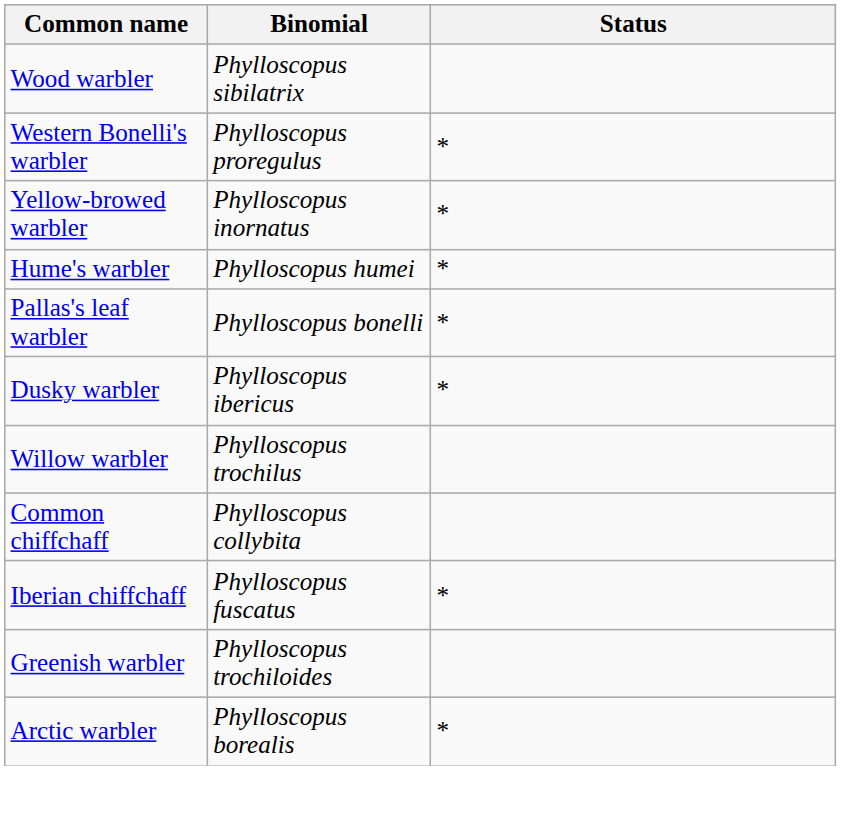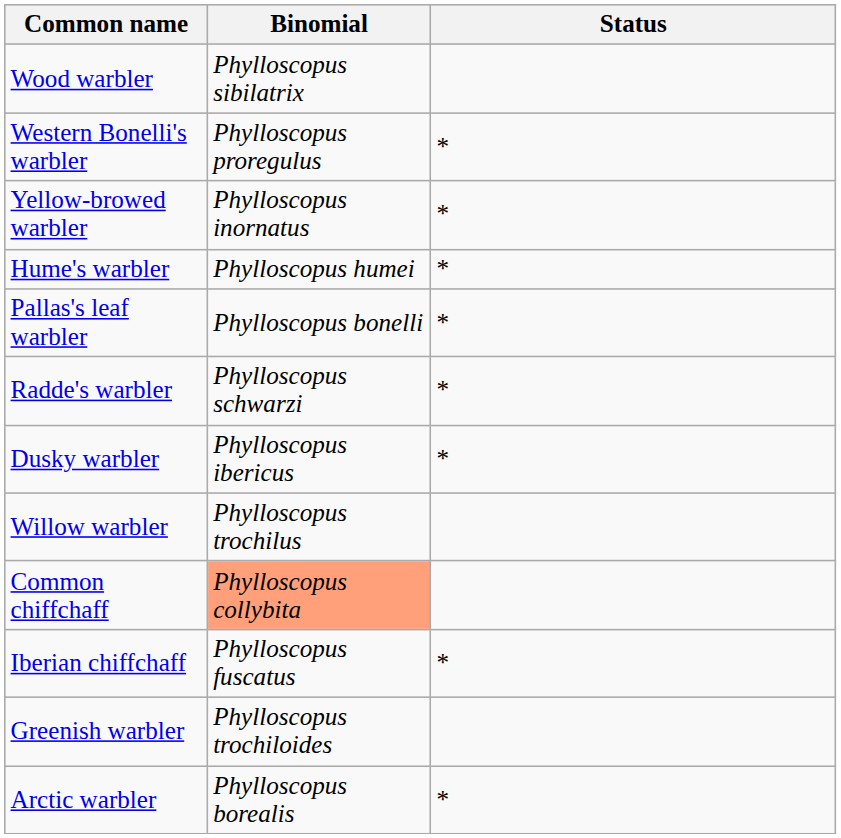+ row: (91, 390)
(280, 526) no background -> (280, 594) lightsalmon background
